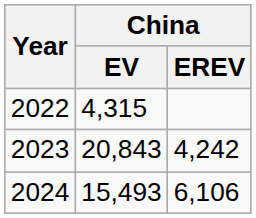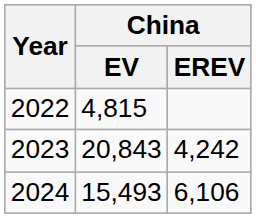(114, 108) 4,315 -> (114, 108) 4,815
